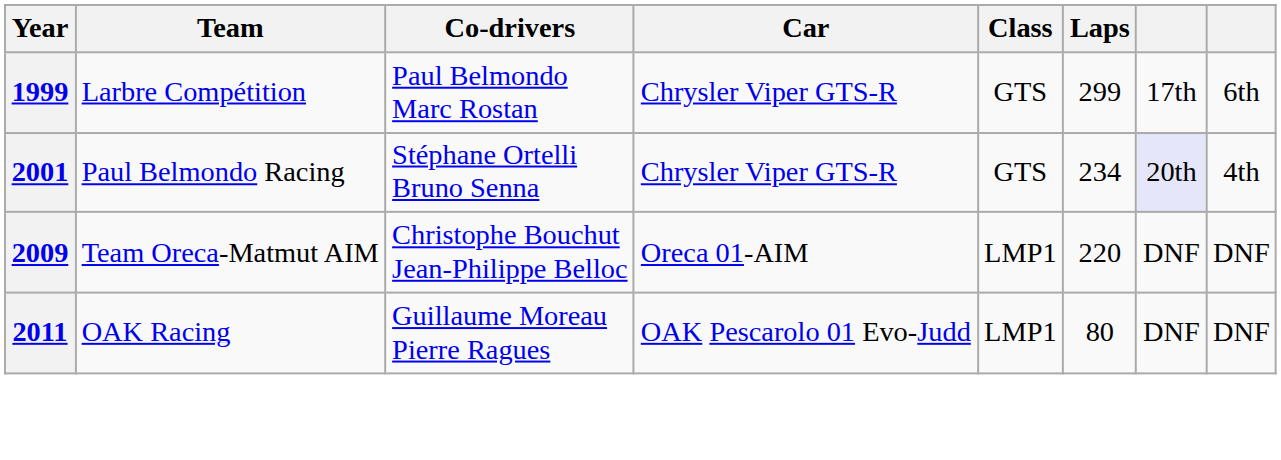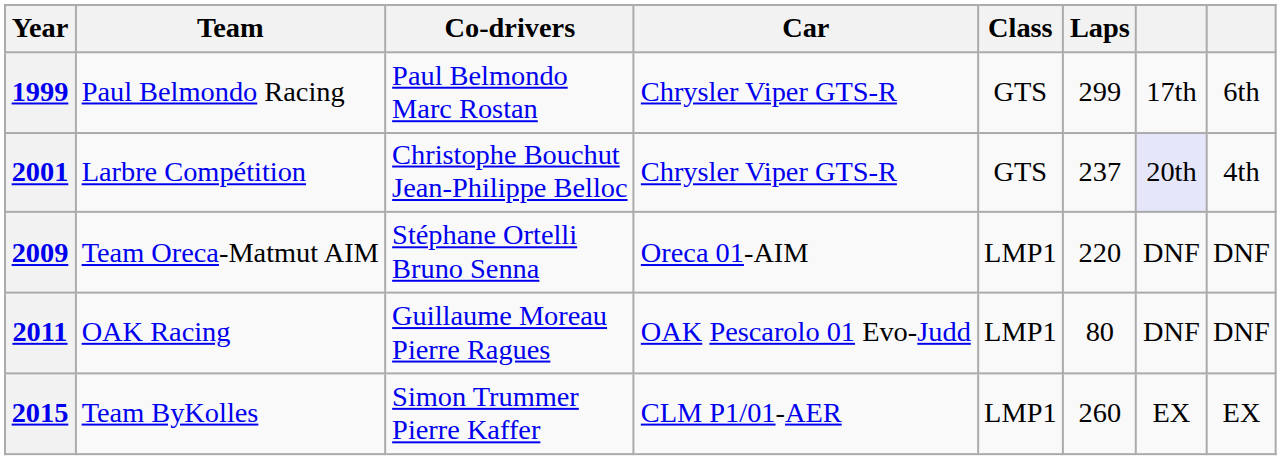(194, 91) Larbre Compétition -> (213, 91) Paul Belmondo Racing
(213, 172) Paul Belmondo Racing -> (194, 172) Larbre Compétition
(485, 172) Stéphane Ortelli Bruno Senna -> (510, 172) Christophe Bouchut Jean-Philippe Belloc
(1100, 172) 234 -> (1100, 172) 237
(510, 252) Christophe Bouchut Jean-Philippe Belloc -> (485, 252) Stéphane Ortelli Bruno Senna
+ row: (40, 412)
